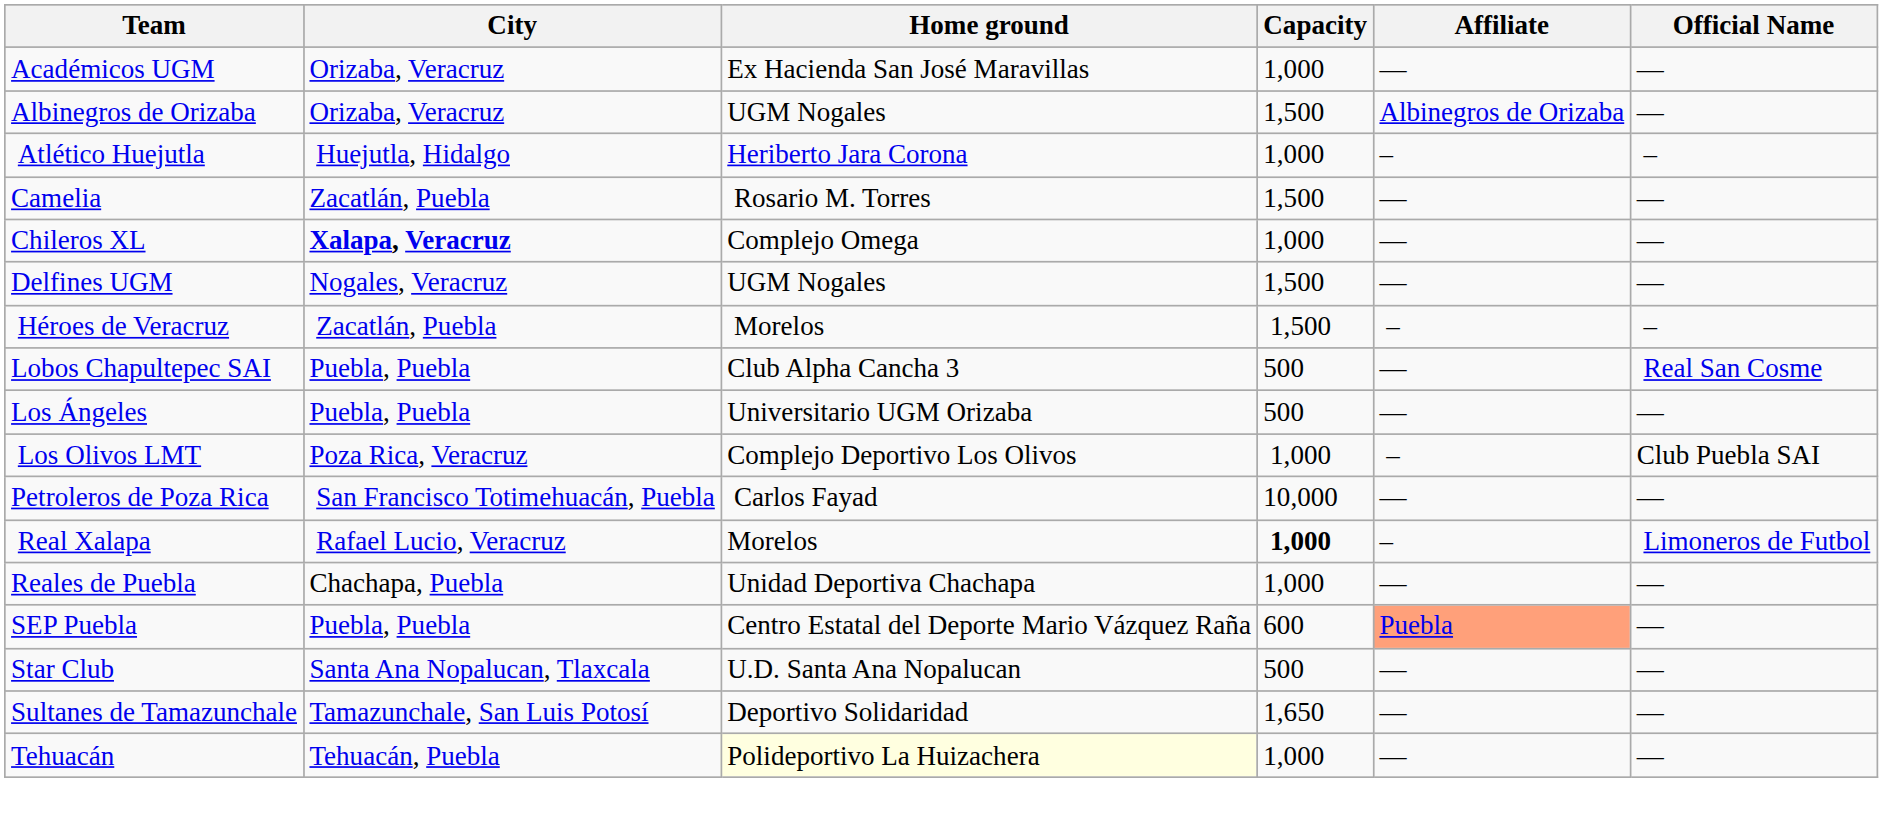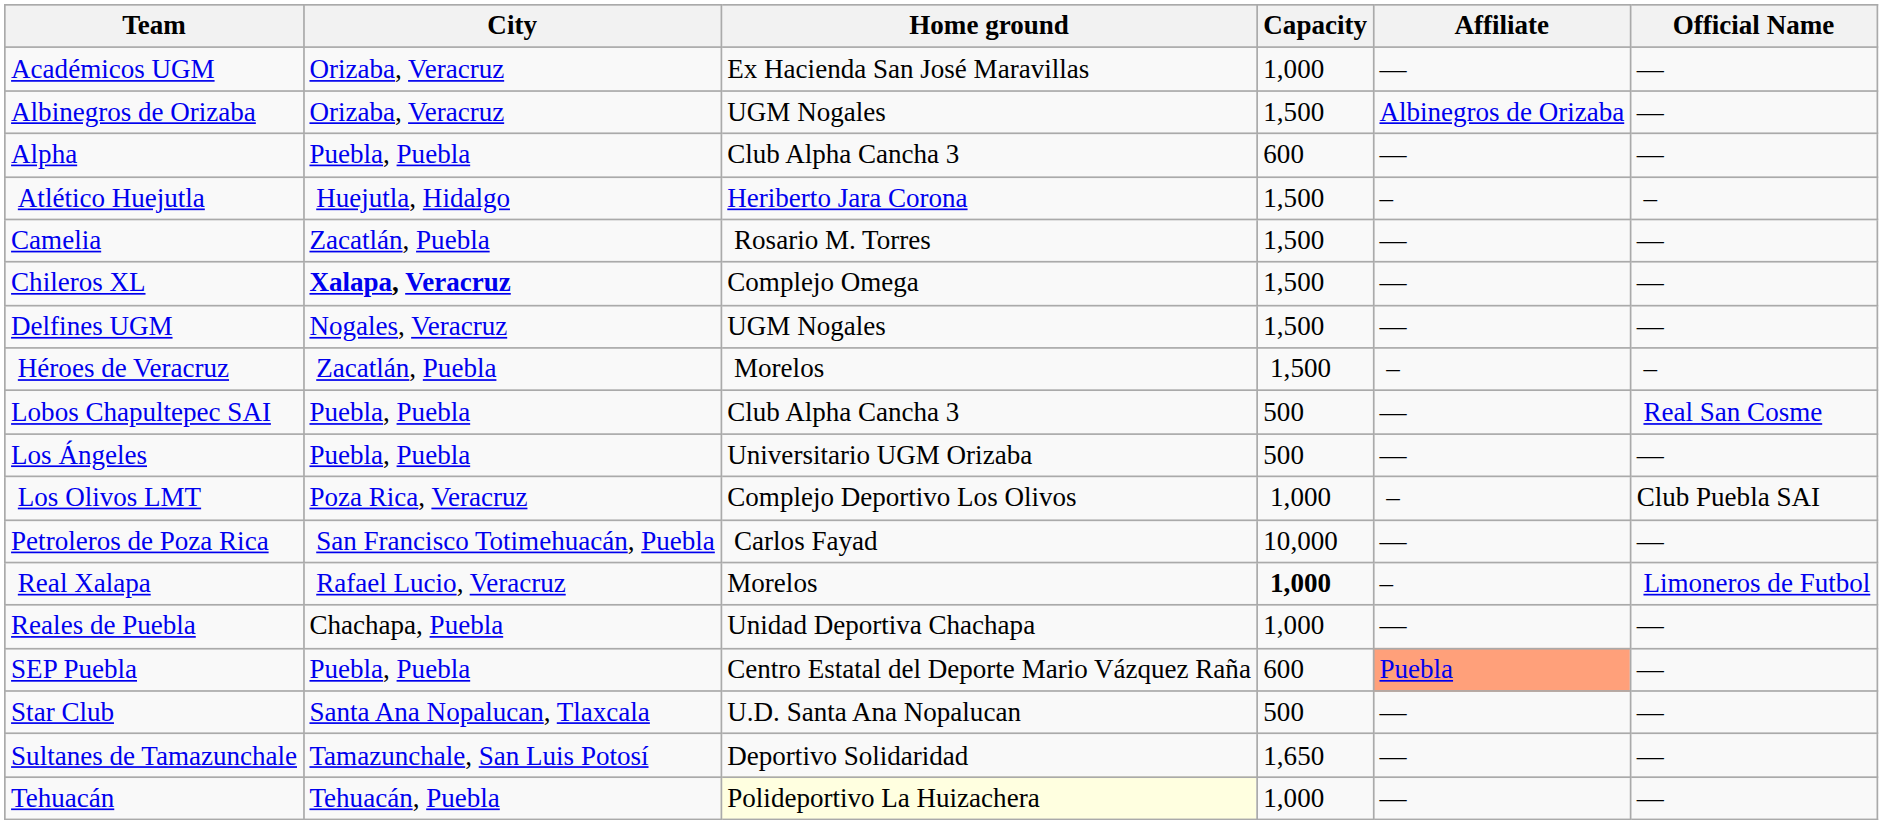+ row: (44, 154)
(1297, 154) 1,000 -> (1297, 197) 1,500
(1294, 240) 1,000 -> (1294, 283) 1,500
